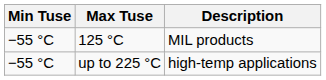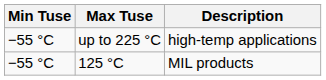rows swapped: (101, 39) <-> (120, 63)
